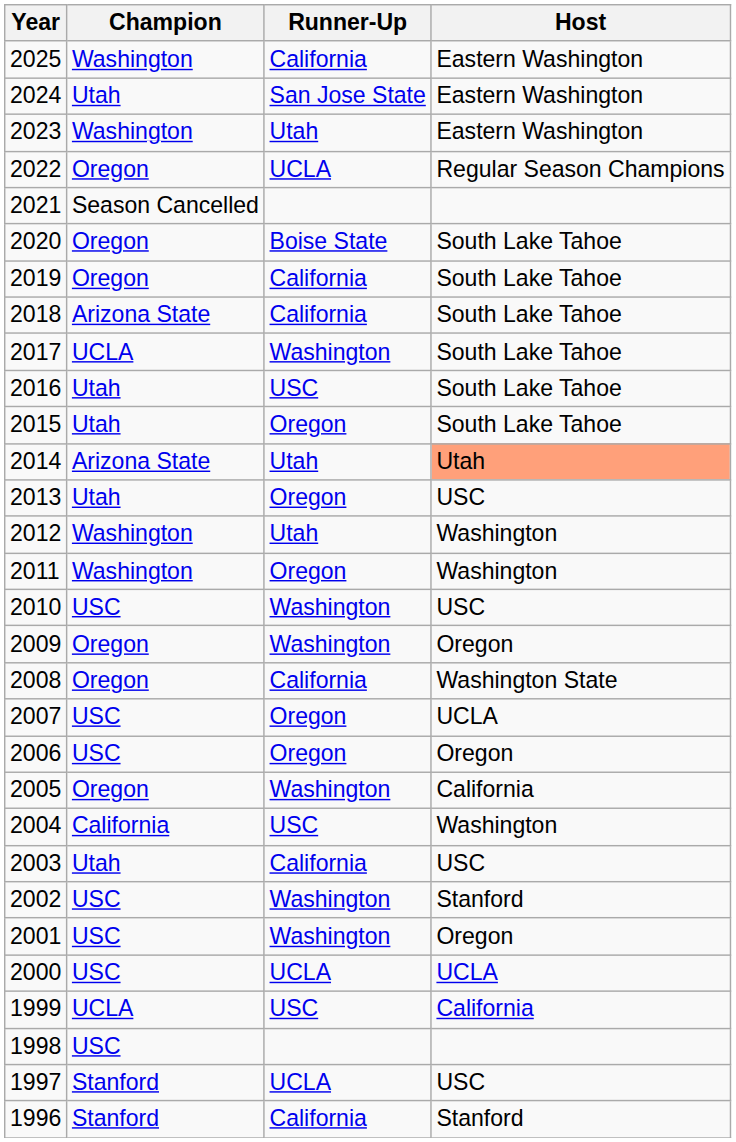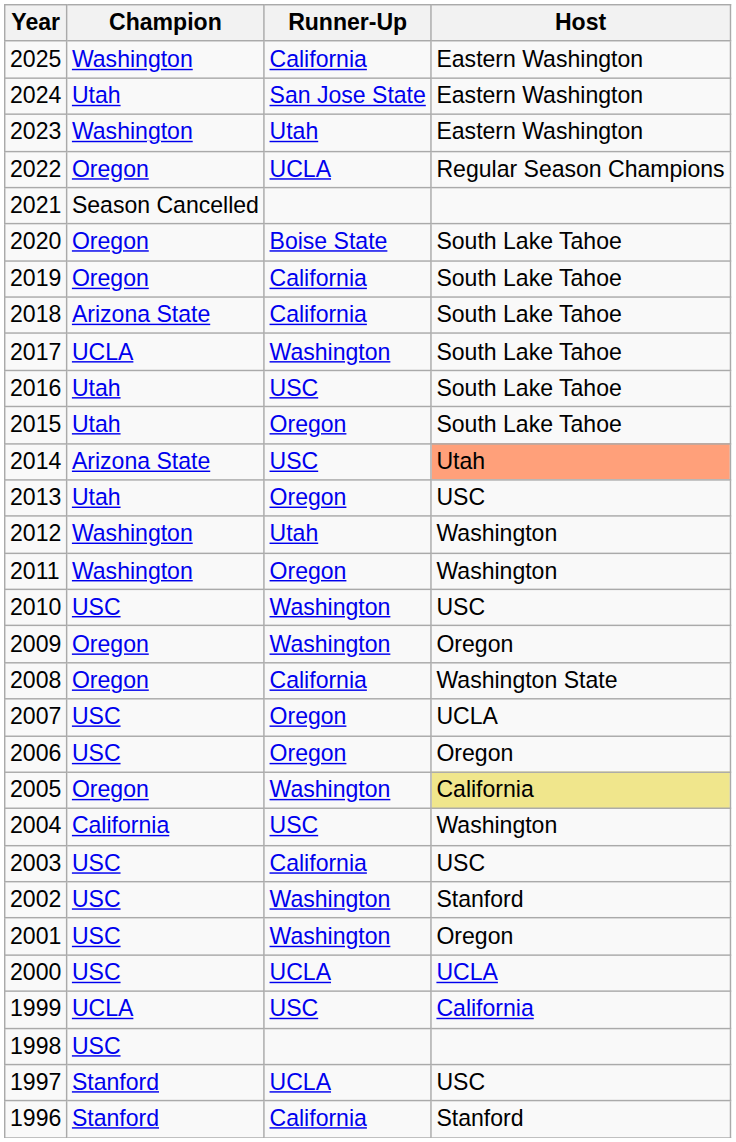(294, 461) Utah -> (294, 461) USC
(485, 790) no background -> (485, 790) khaki background
(96, 863) Utah -> (96, 863) USC
